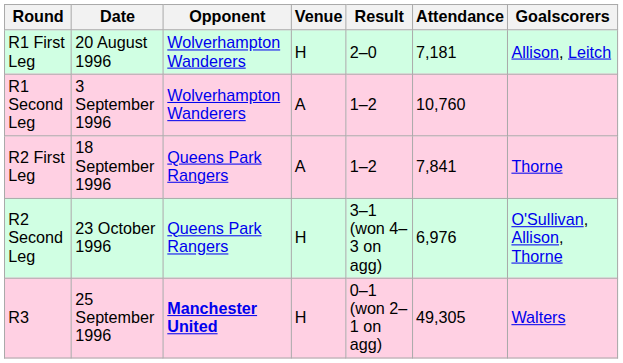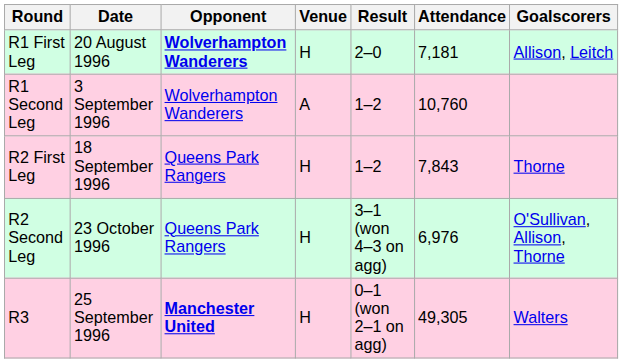(224, 52) normal -> (225, 52) bold
(300, 166) A -> (305, 166) H
(436, 166) 7,841 -> (438, 166) 7,843
